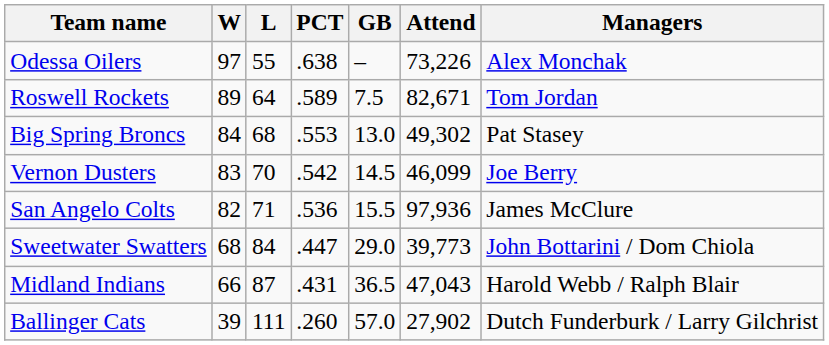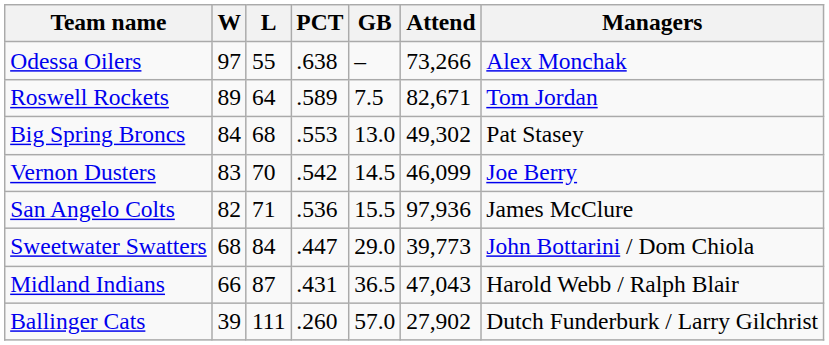(439, 60) 73,226 -> (439, 60) 73,266
